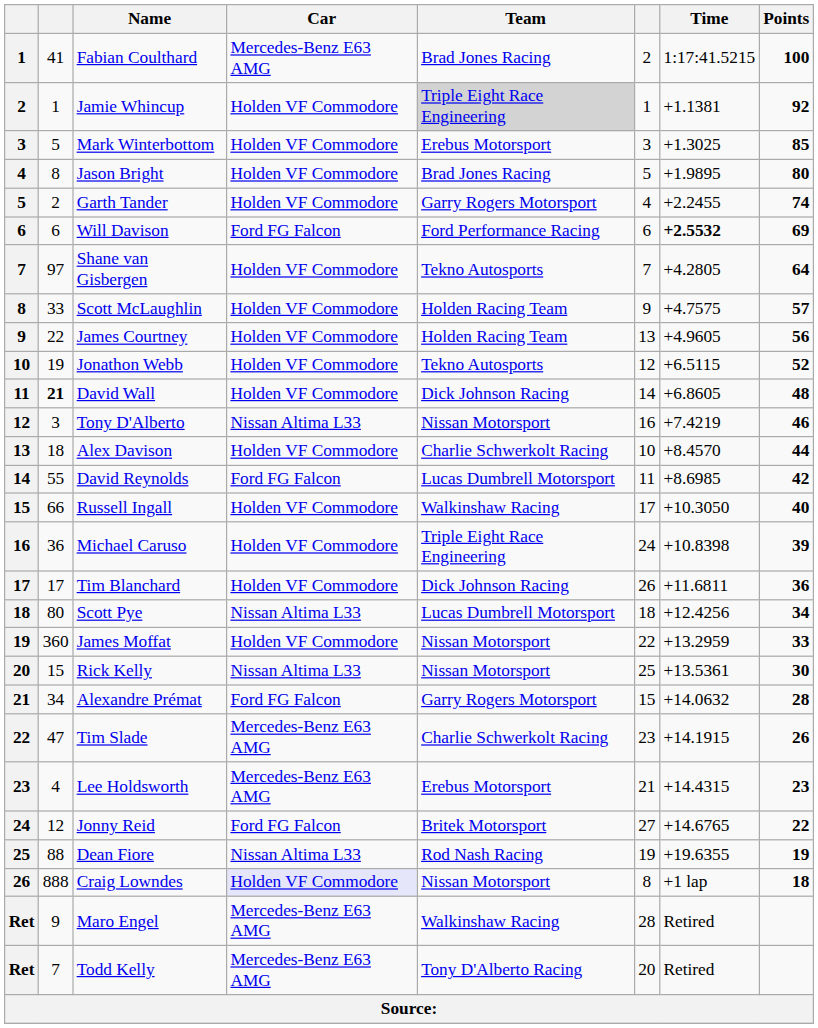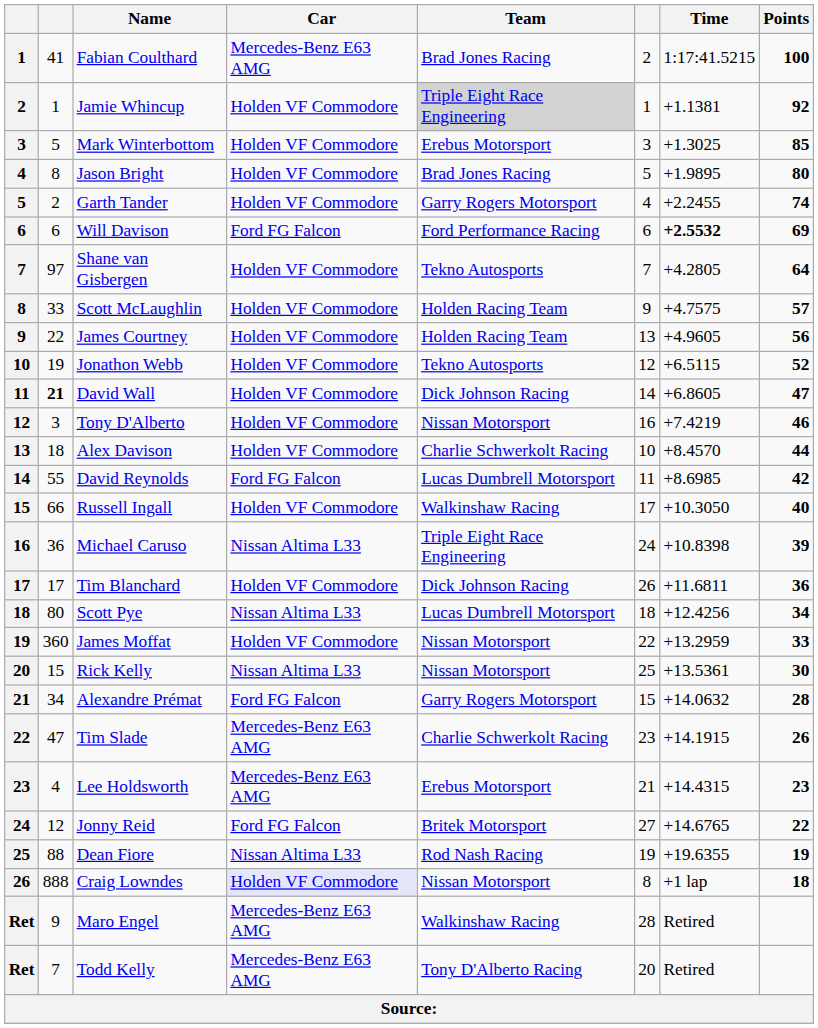(801, 393) 48 -> (801, 393) 47
(296, 422) Nissan Altima L33 -> (314, 422) Holden VF Commodore
(314, 546) Holden VF Commodore -> (296, 546) Nissan Altima L33
